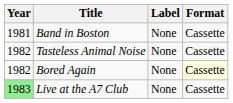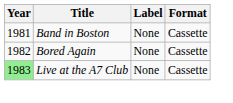- row: (91, 51)
(205, 70) lightyellow background -> (188, 51) no background
